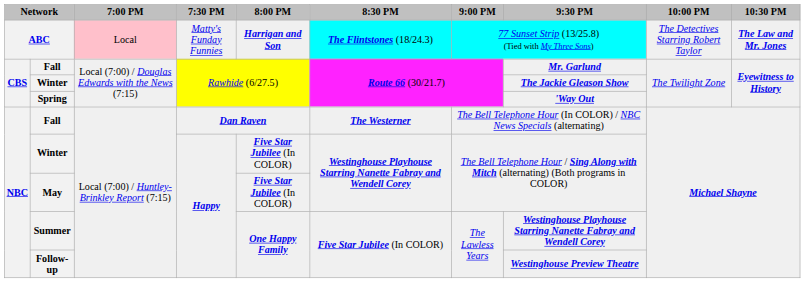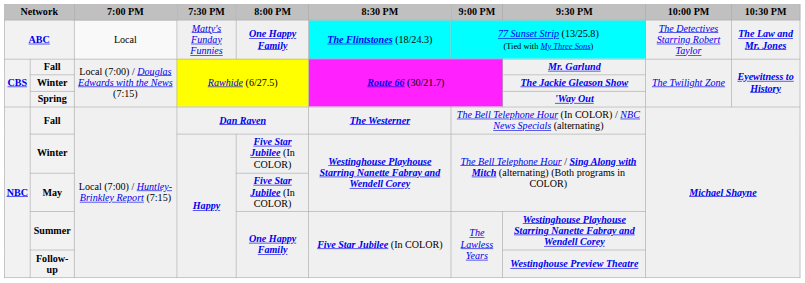(125, 39) pink background -> (125, 39) no background
(273, 39) Harrigan and Son -> (273, 39) One Happy Family
